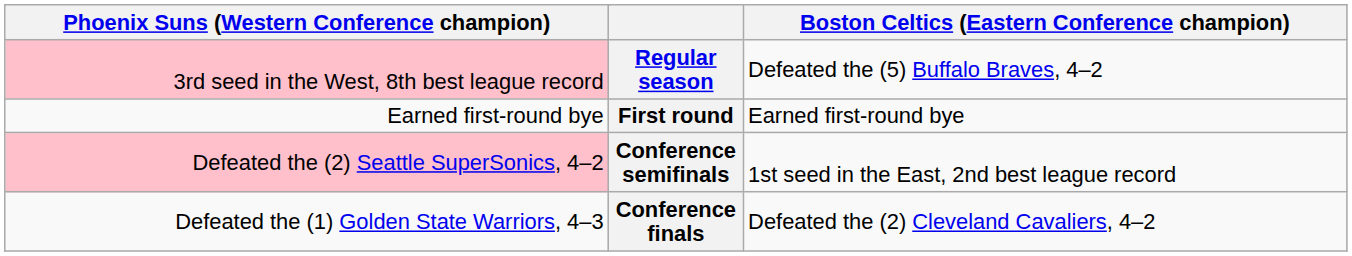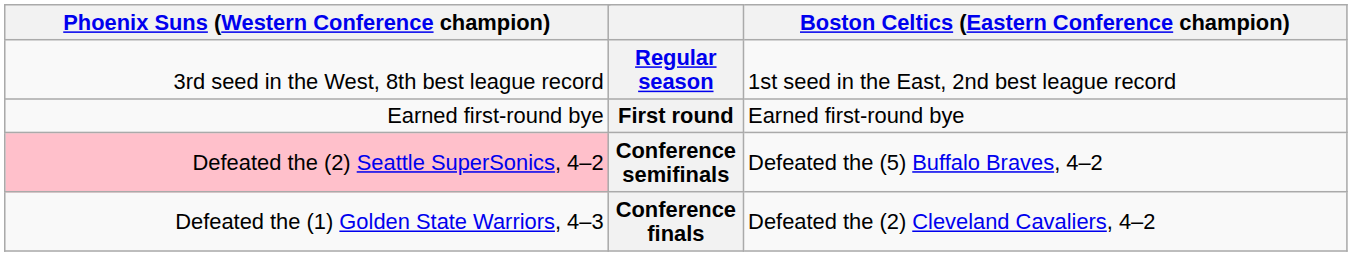(389, 81) pink background -> (389, 81) no background
(925, 69) Defeated the (5) Buffalo Braves, 4–2 -> (962, 81) 1st seed in the East, 2nd best league record
(962, 175) 1st seed in the East, 2nd best league record -> (925, 163) Defeated the (5) Buffalo Braves, 4–2
